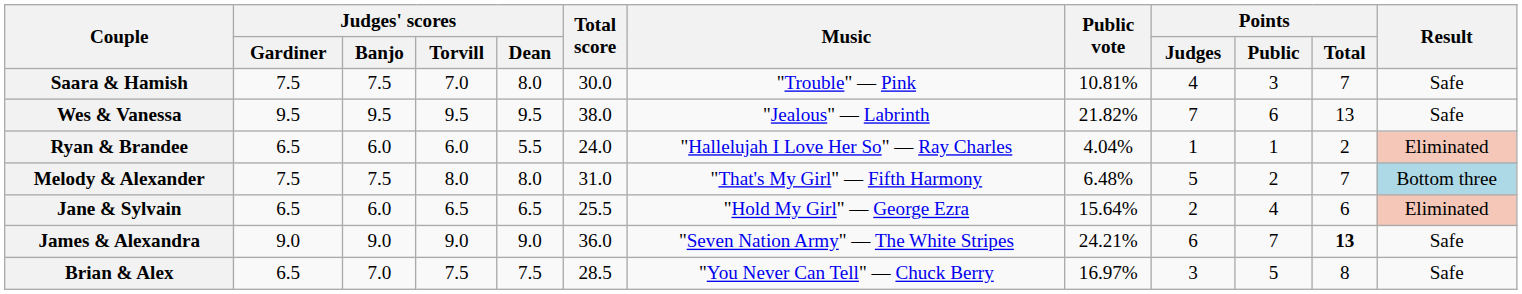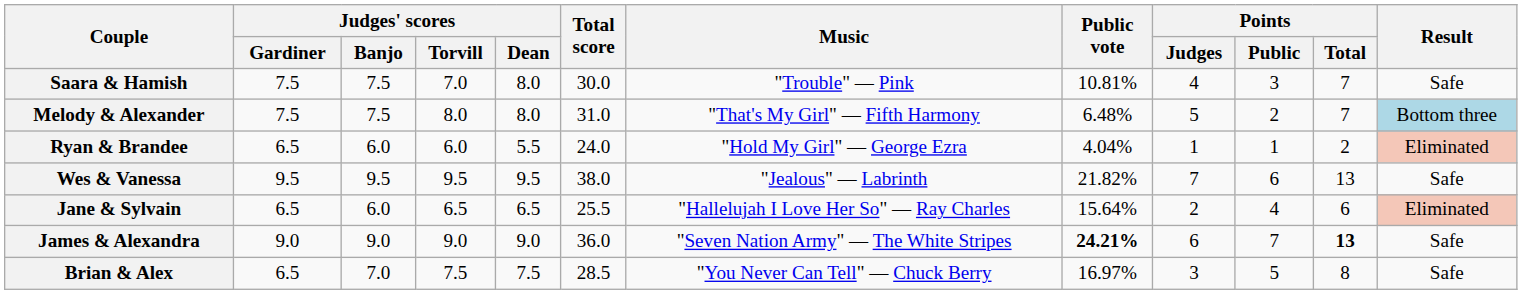rows swapped: (119, 115) <-> (119, 178)
(846, 147) "Hallelujah I Love Her So" — Ray Charles -> (844, 147) "Hold My Girl" — George Ezra
(846, 210) "Hold My Girl" — George Ezra -> (844, 210) "Hallelujah I Love Her So" — Ray Charles
(1108, 241) normal -> (1107, 241) bold
